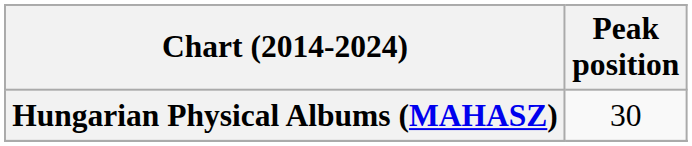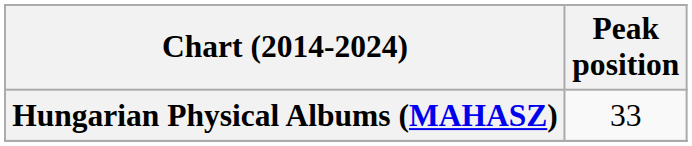(626, 114) 30 -> (626, 114) 33
